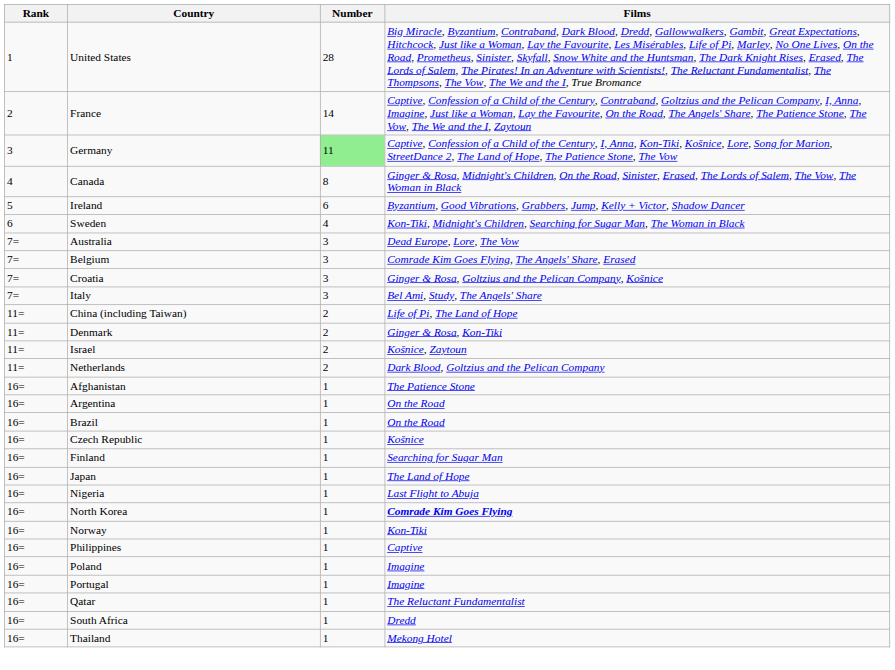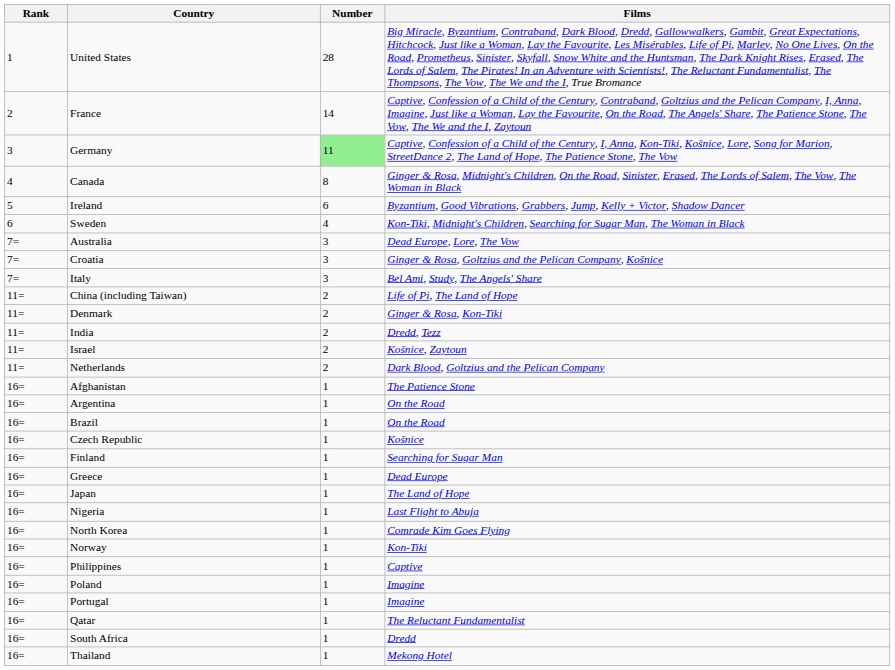- row: (90, 259)
+ row: (82, 331)
+ row: (86, 476)
(450, 512) bold -> (449, 530) normal
